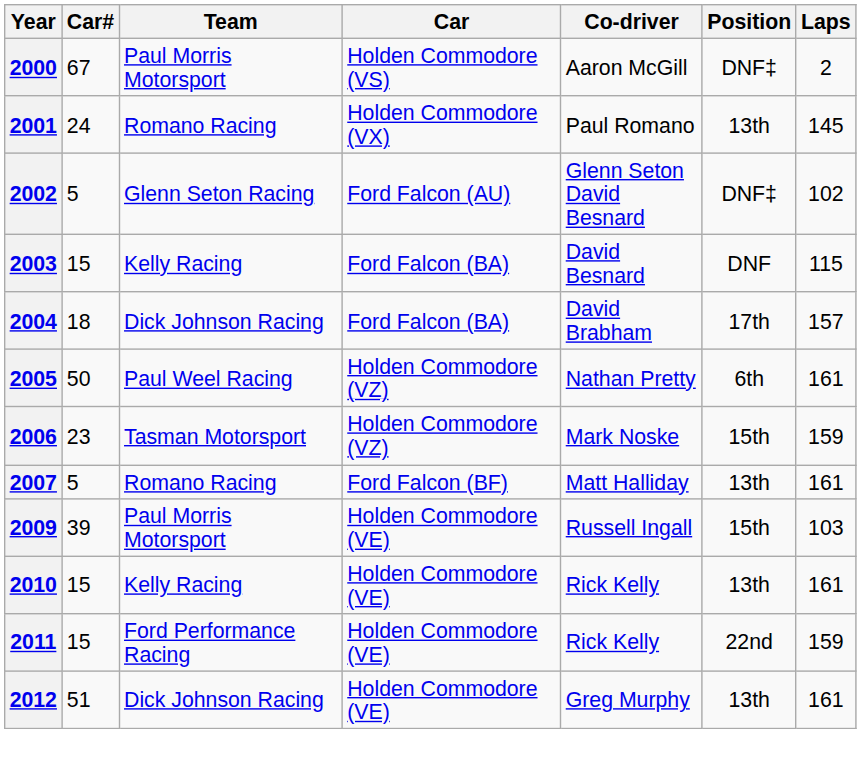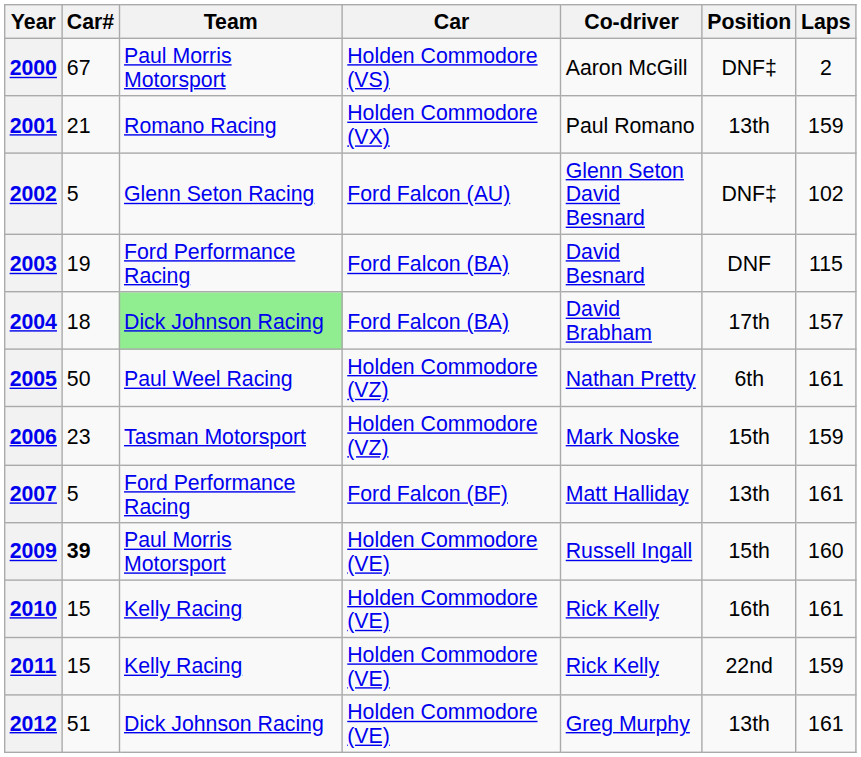(79, 125) 24 -> (79, 125) 21
(826, 125) 145 -> (826, 125) 159
(79, 264) 15 -> (79, 264) 19
(183, 264) Kelly Racing -> (210, 264) Ford Performance Racing
(224, 321) no background -> (224, 321) lightgreen background
(200, 482) Romano Racing -> (210, 494) Ford Performance Racing
(79, 527) normal -> (79, 551) bold
(826, 527) 103 -> (826, 551) 160
(749, 585) 13th -> (749, 609) 16th
(210, 642) Ford Performance Racing -> (183, 666) Kelly Racing
